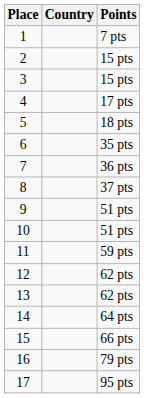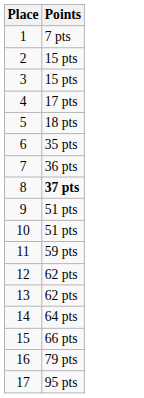- column: (69, 15)
(117, 187) normal -> (62, 187) bold
